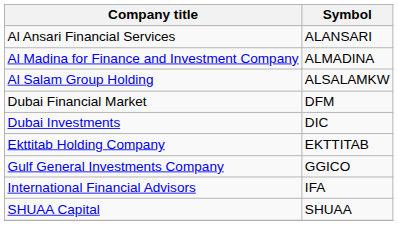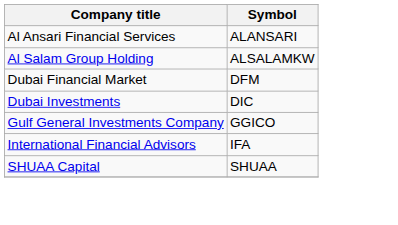- row: (153, 58)
- row: (86, 144)
